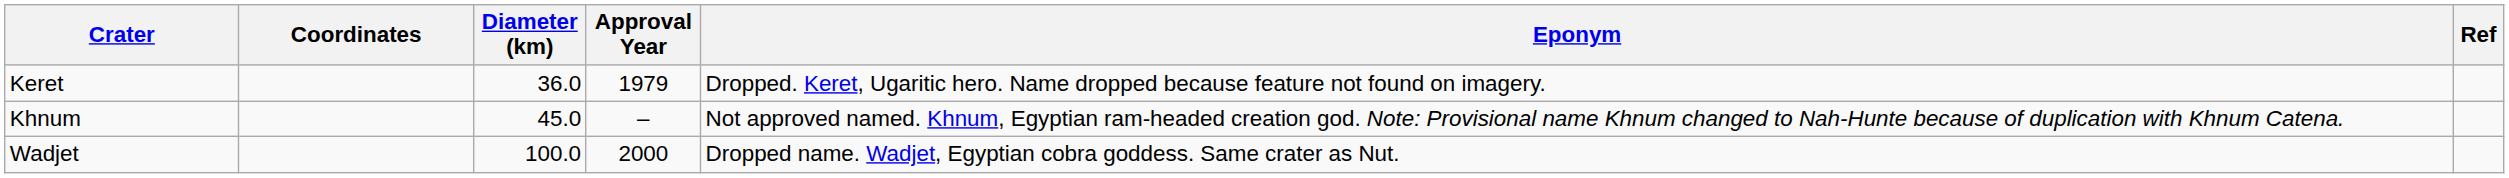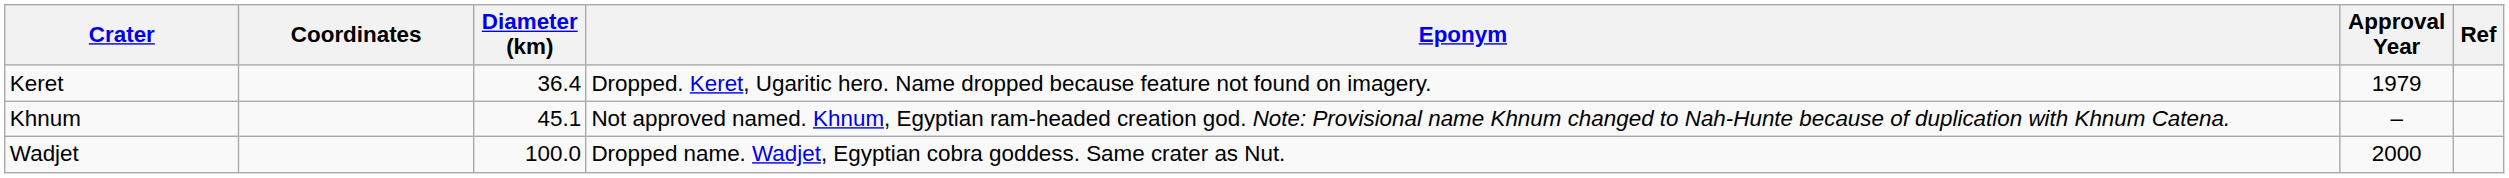columns swapped: (643, 34) <-> (1577, 34)
(559, 82) 36.0 -> (559, 82) 36.4
(559, 118) 45.0 -> (559, 118) 45.1
